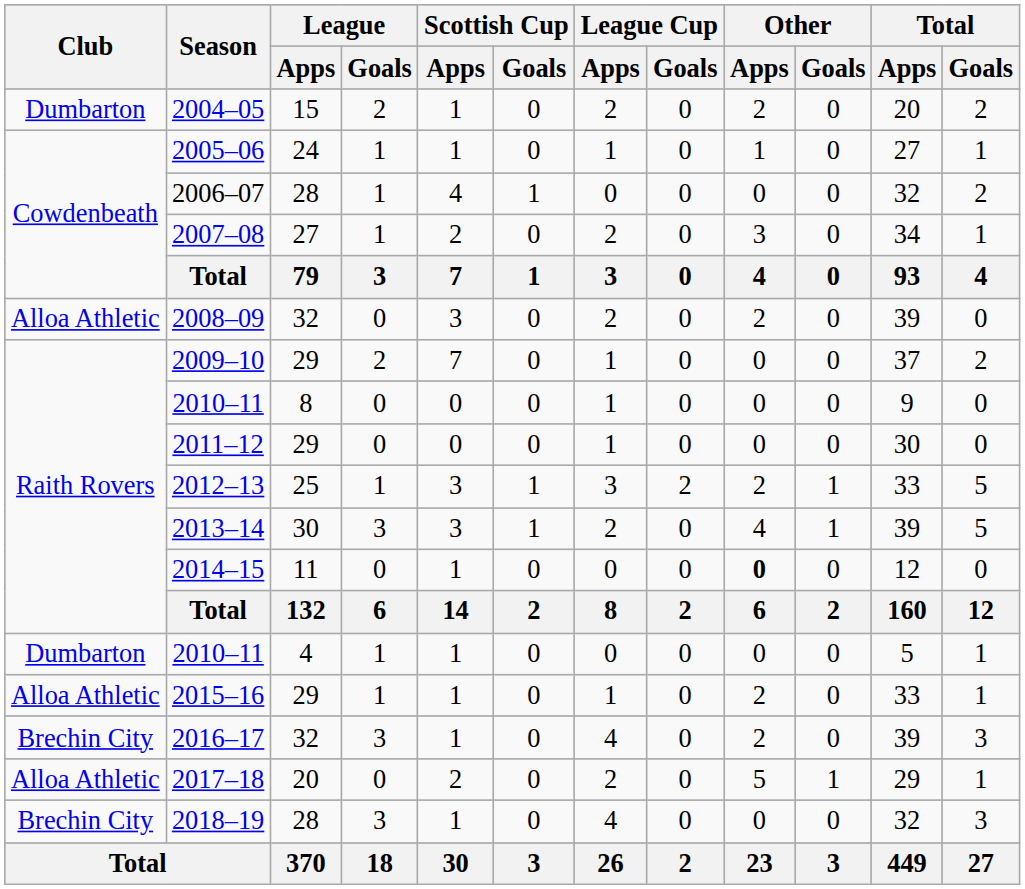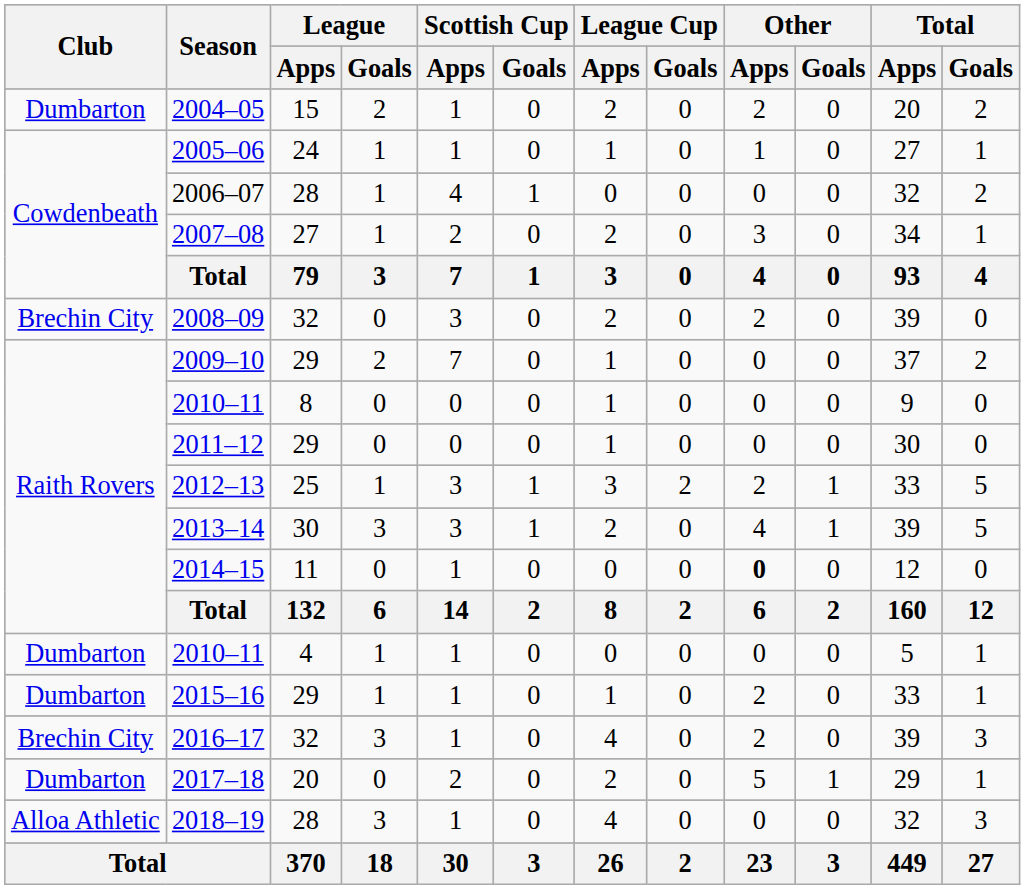(85, 318) Alloa Athletic -> (85, 318) Brechin City
(85, 695) Alloa Athletic -> (85, 695) Dumbarton
(85, 779) Alloa Athletic -> (85, 779) Dumbarton
(85, 820) Brechin City -> (85, 820) Alloa Athletic
